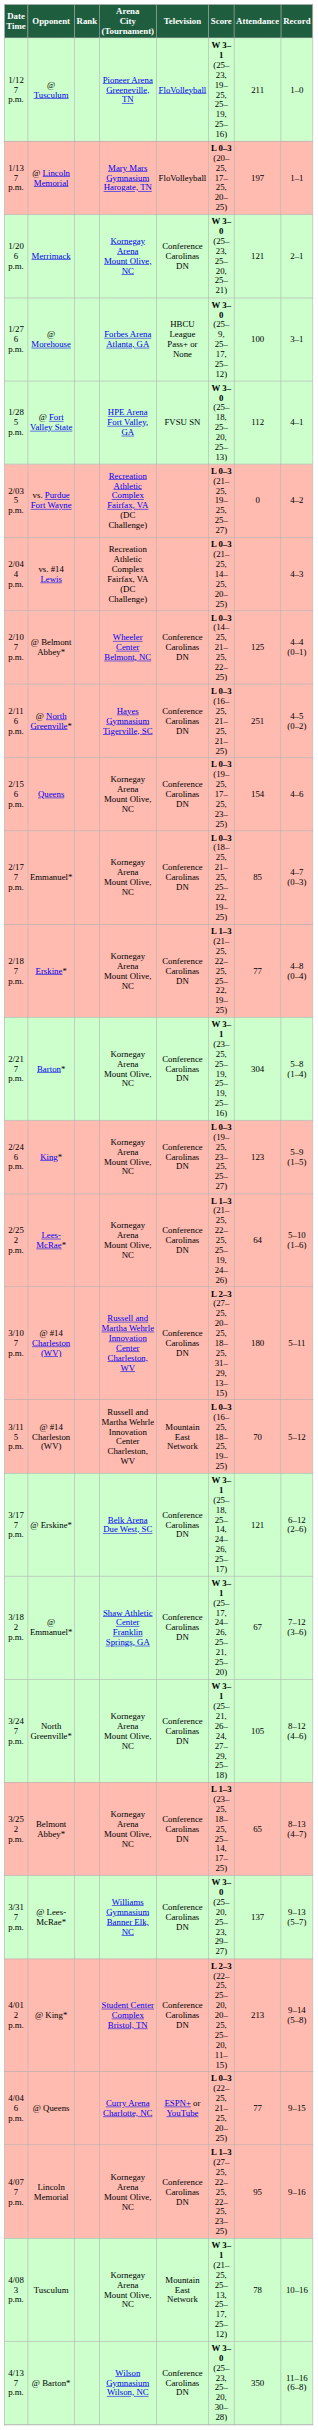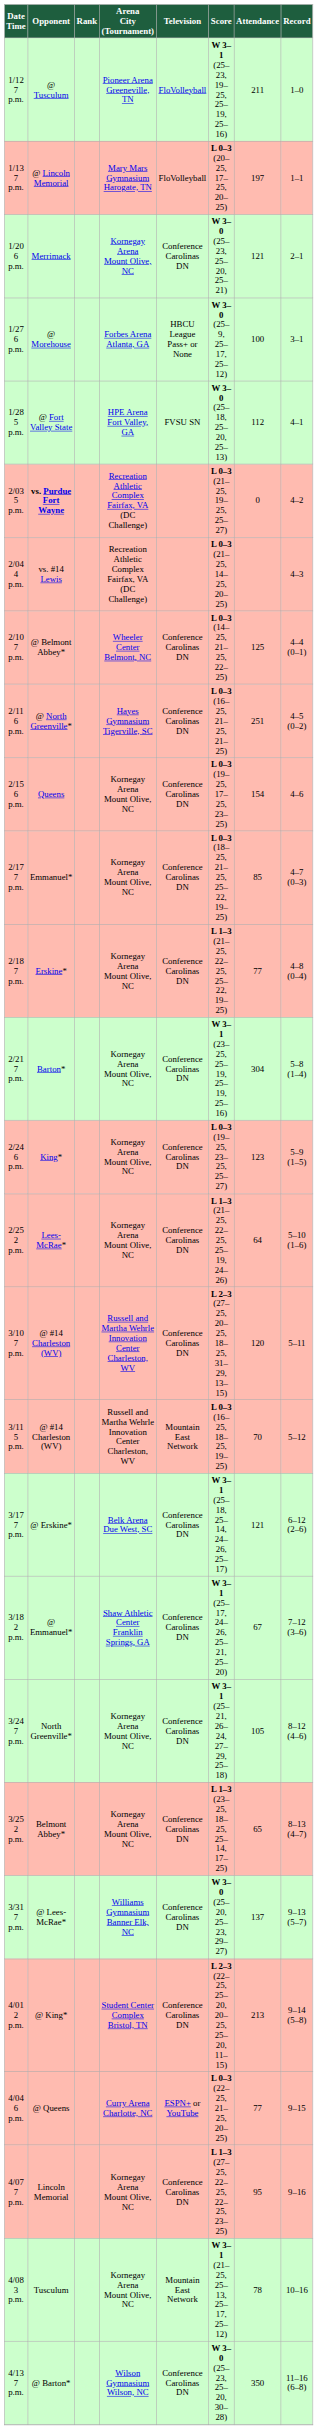(51, 501) normal -> (51, 501) bold
(258, 1343) 180 -> (258, 1343) 120
